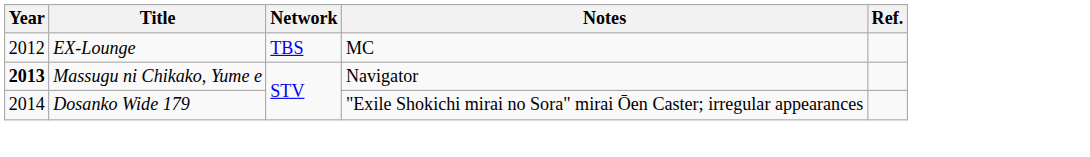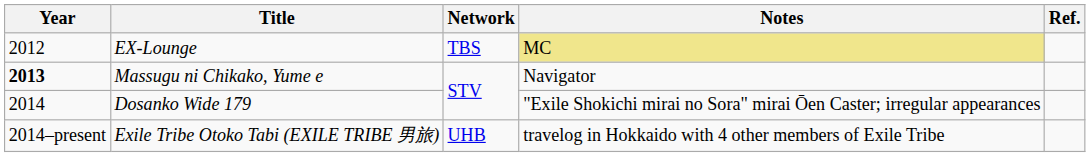(360, 47) no background -> (537, 47) khaki background
+ row: (277, 134)
